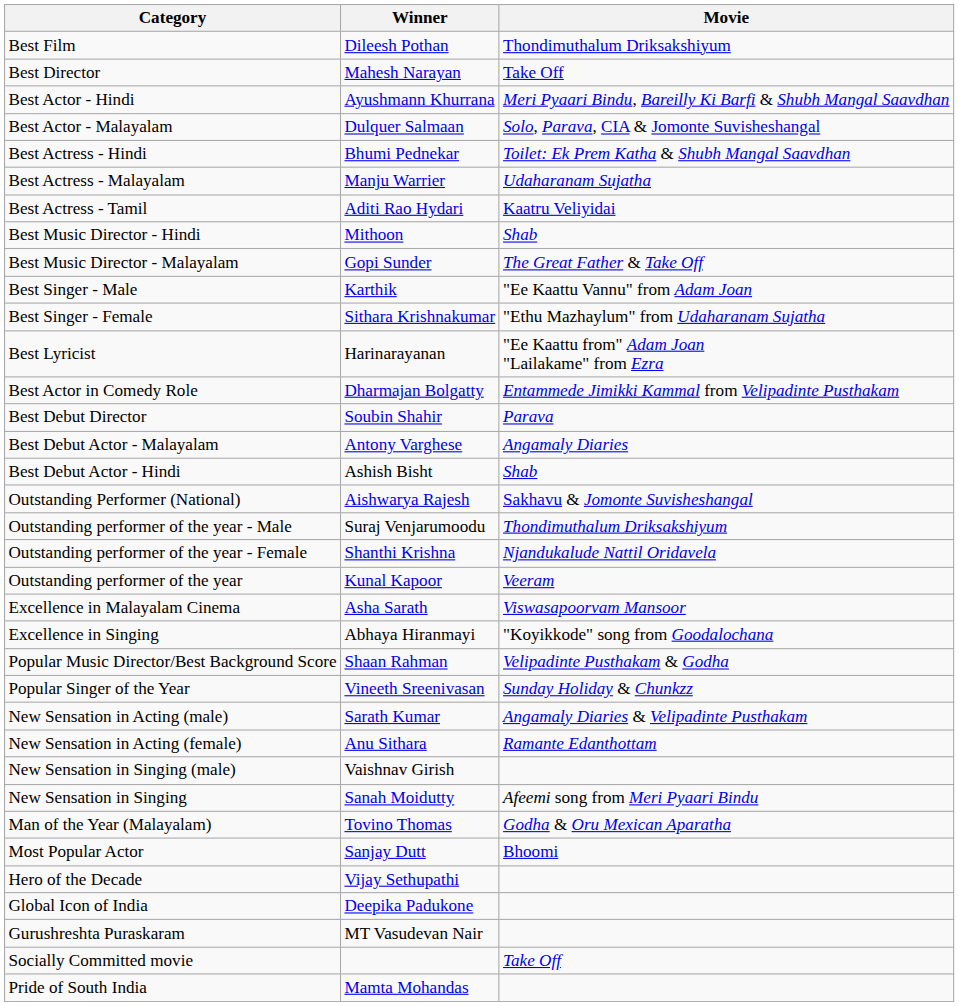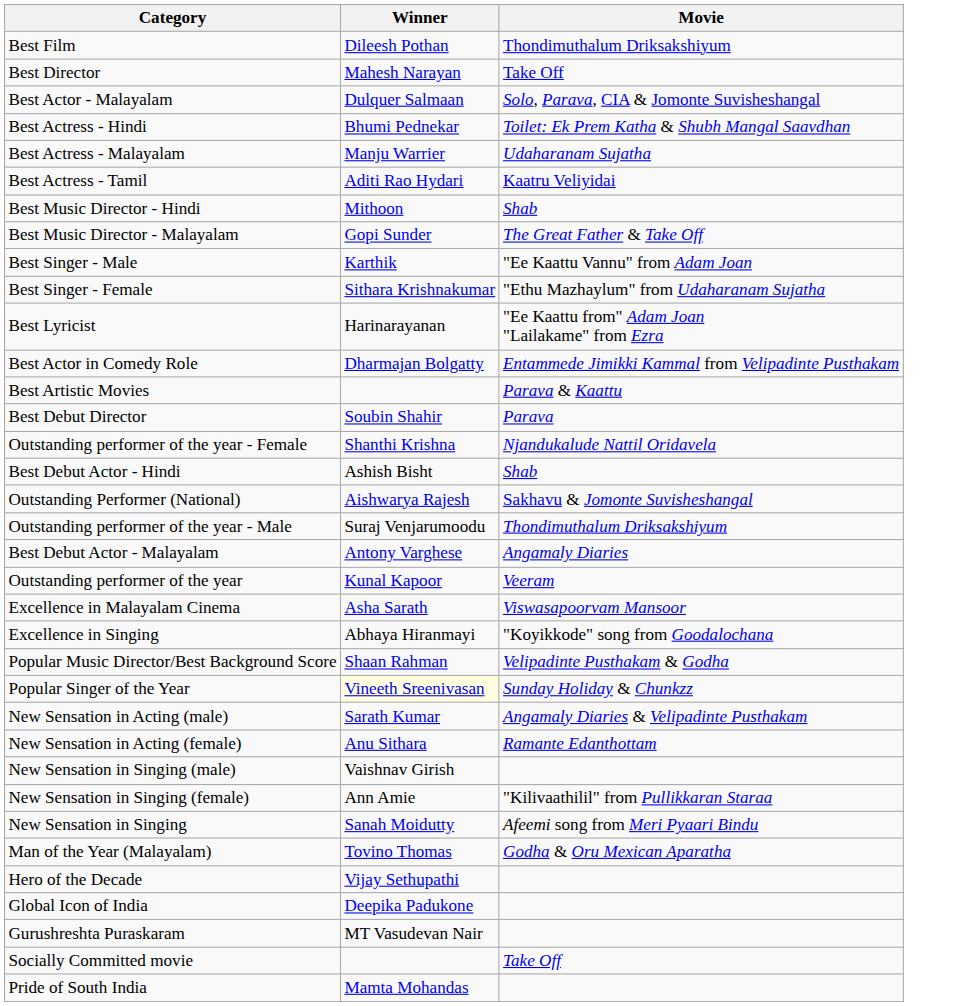- row: (71, 99)
+ row: (79, 390)
rows swapped: (114, 444) <-> (158, 553)
(415, 688) no background -> (415, 688) lightyellow background
+ row: (129, 797)
- row: (76, 851)
